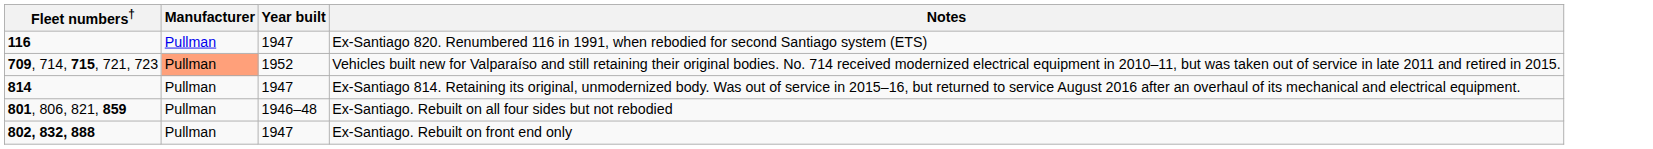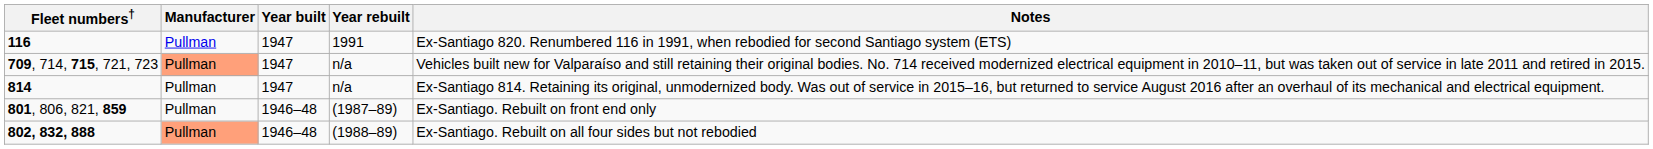+ column: (371, 17)
(277, 64) 1952 -> (277, 64) 1947
(502, 109) Ex-Santiago. Rebuilt on all four sides but not rebodied -> (536, 109) Ex-Santiago. Rebuilt on front end only
(190, 132) no background -> (190, 132) lightsalmon background
(277, 132) 1947 -> (289, 132) 1946–48
(452, 132) Ex-Santiago. Rebuilt on front end only -> (587, 132) Ex-Santiago. Rebuilt on all four sides but not rebodied
